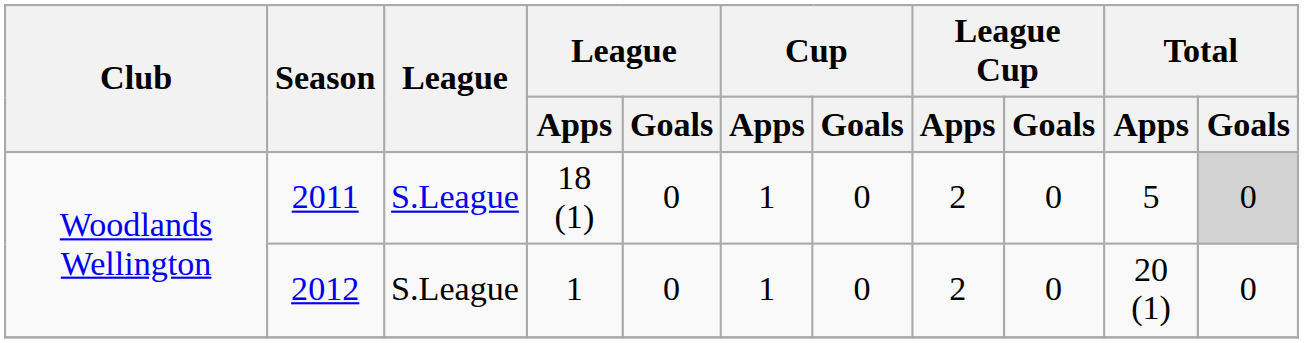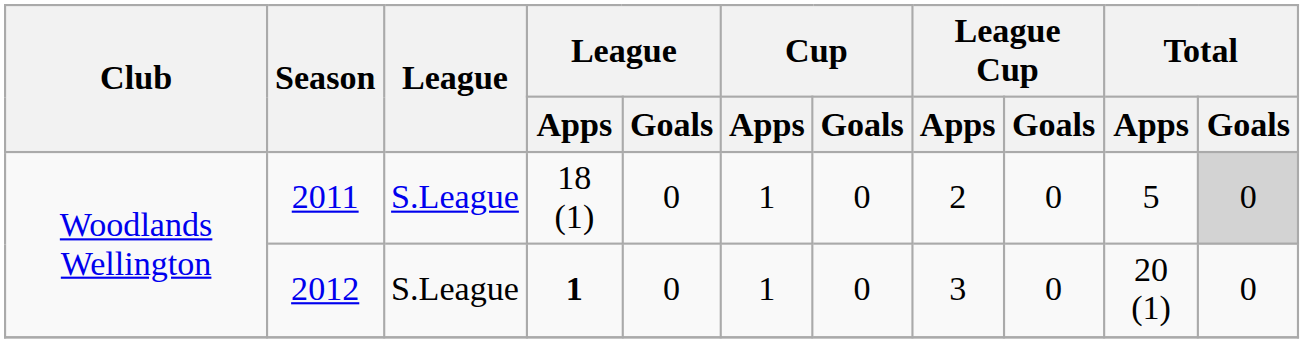(574, 289) normal -> (574, 289) bold
(958, 289) 2 -> (958, 289) 3
